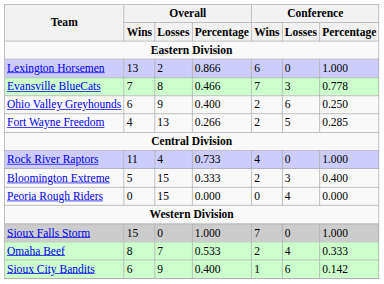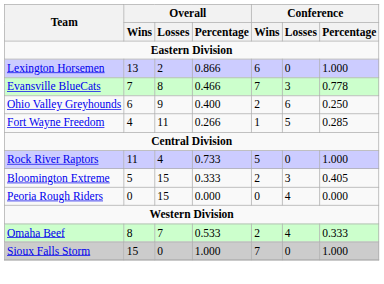(163, 123) 13 -> (163, 123) 11
(257, 123) 2 -> (257, 123) 1
(257, 159) 4 -> (257, 159) 5
(335, 178) 0.400 -> (335, 178) 0.405
rows swapped: (49, 232) <-> (36, 251)
- row: (51, 269)
